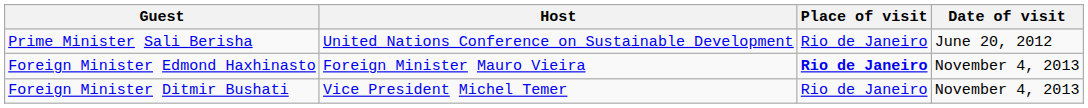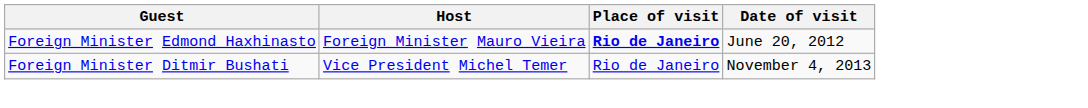- row: (130, 41)
(1007, 66) November 4, 2013 -> (785, 41) June 20, 2012
